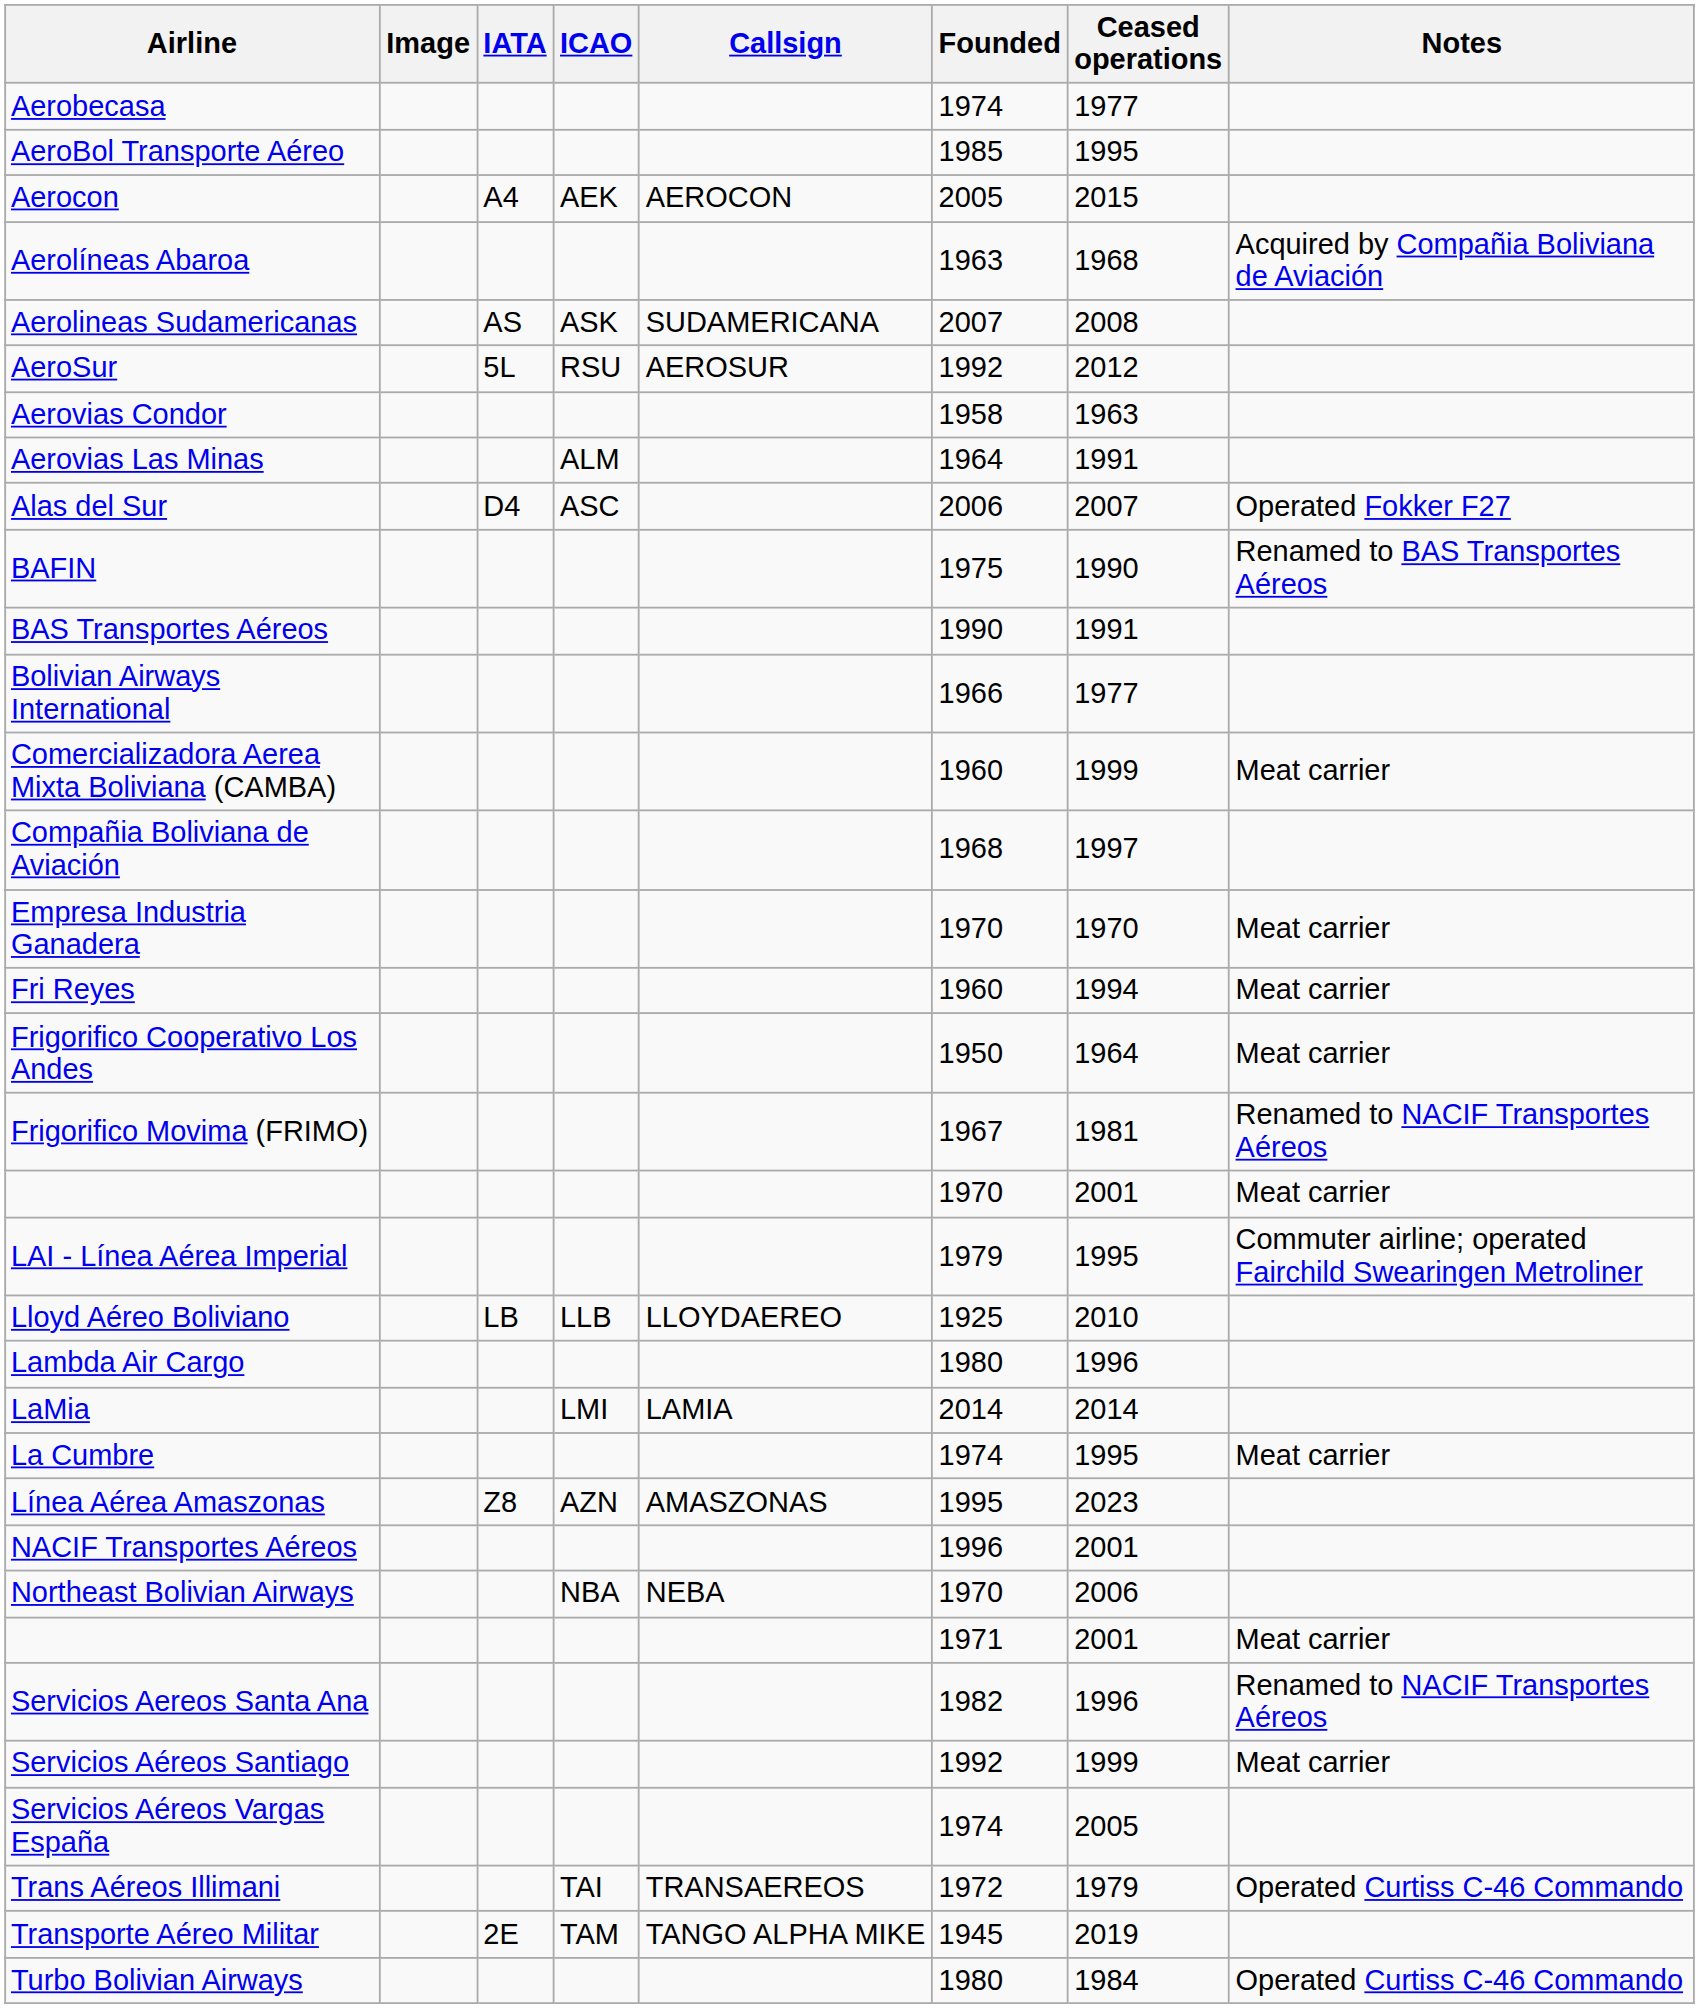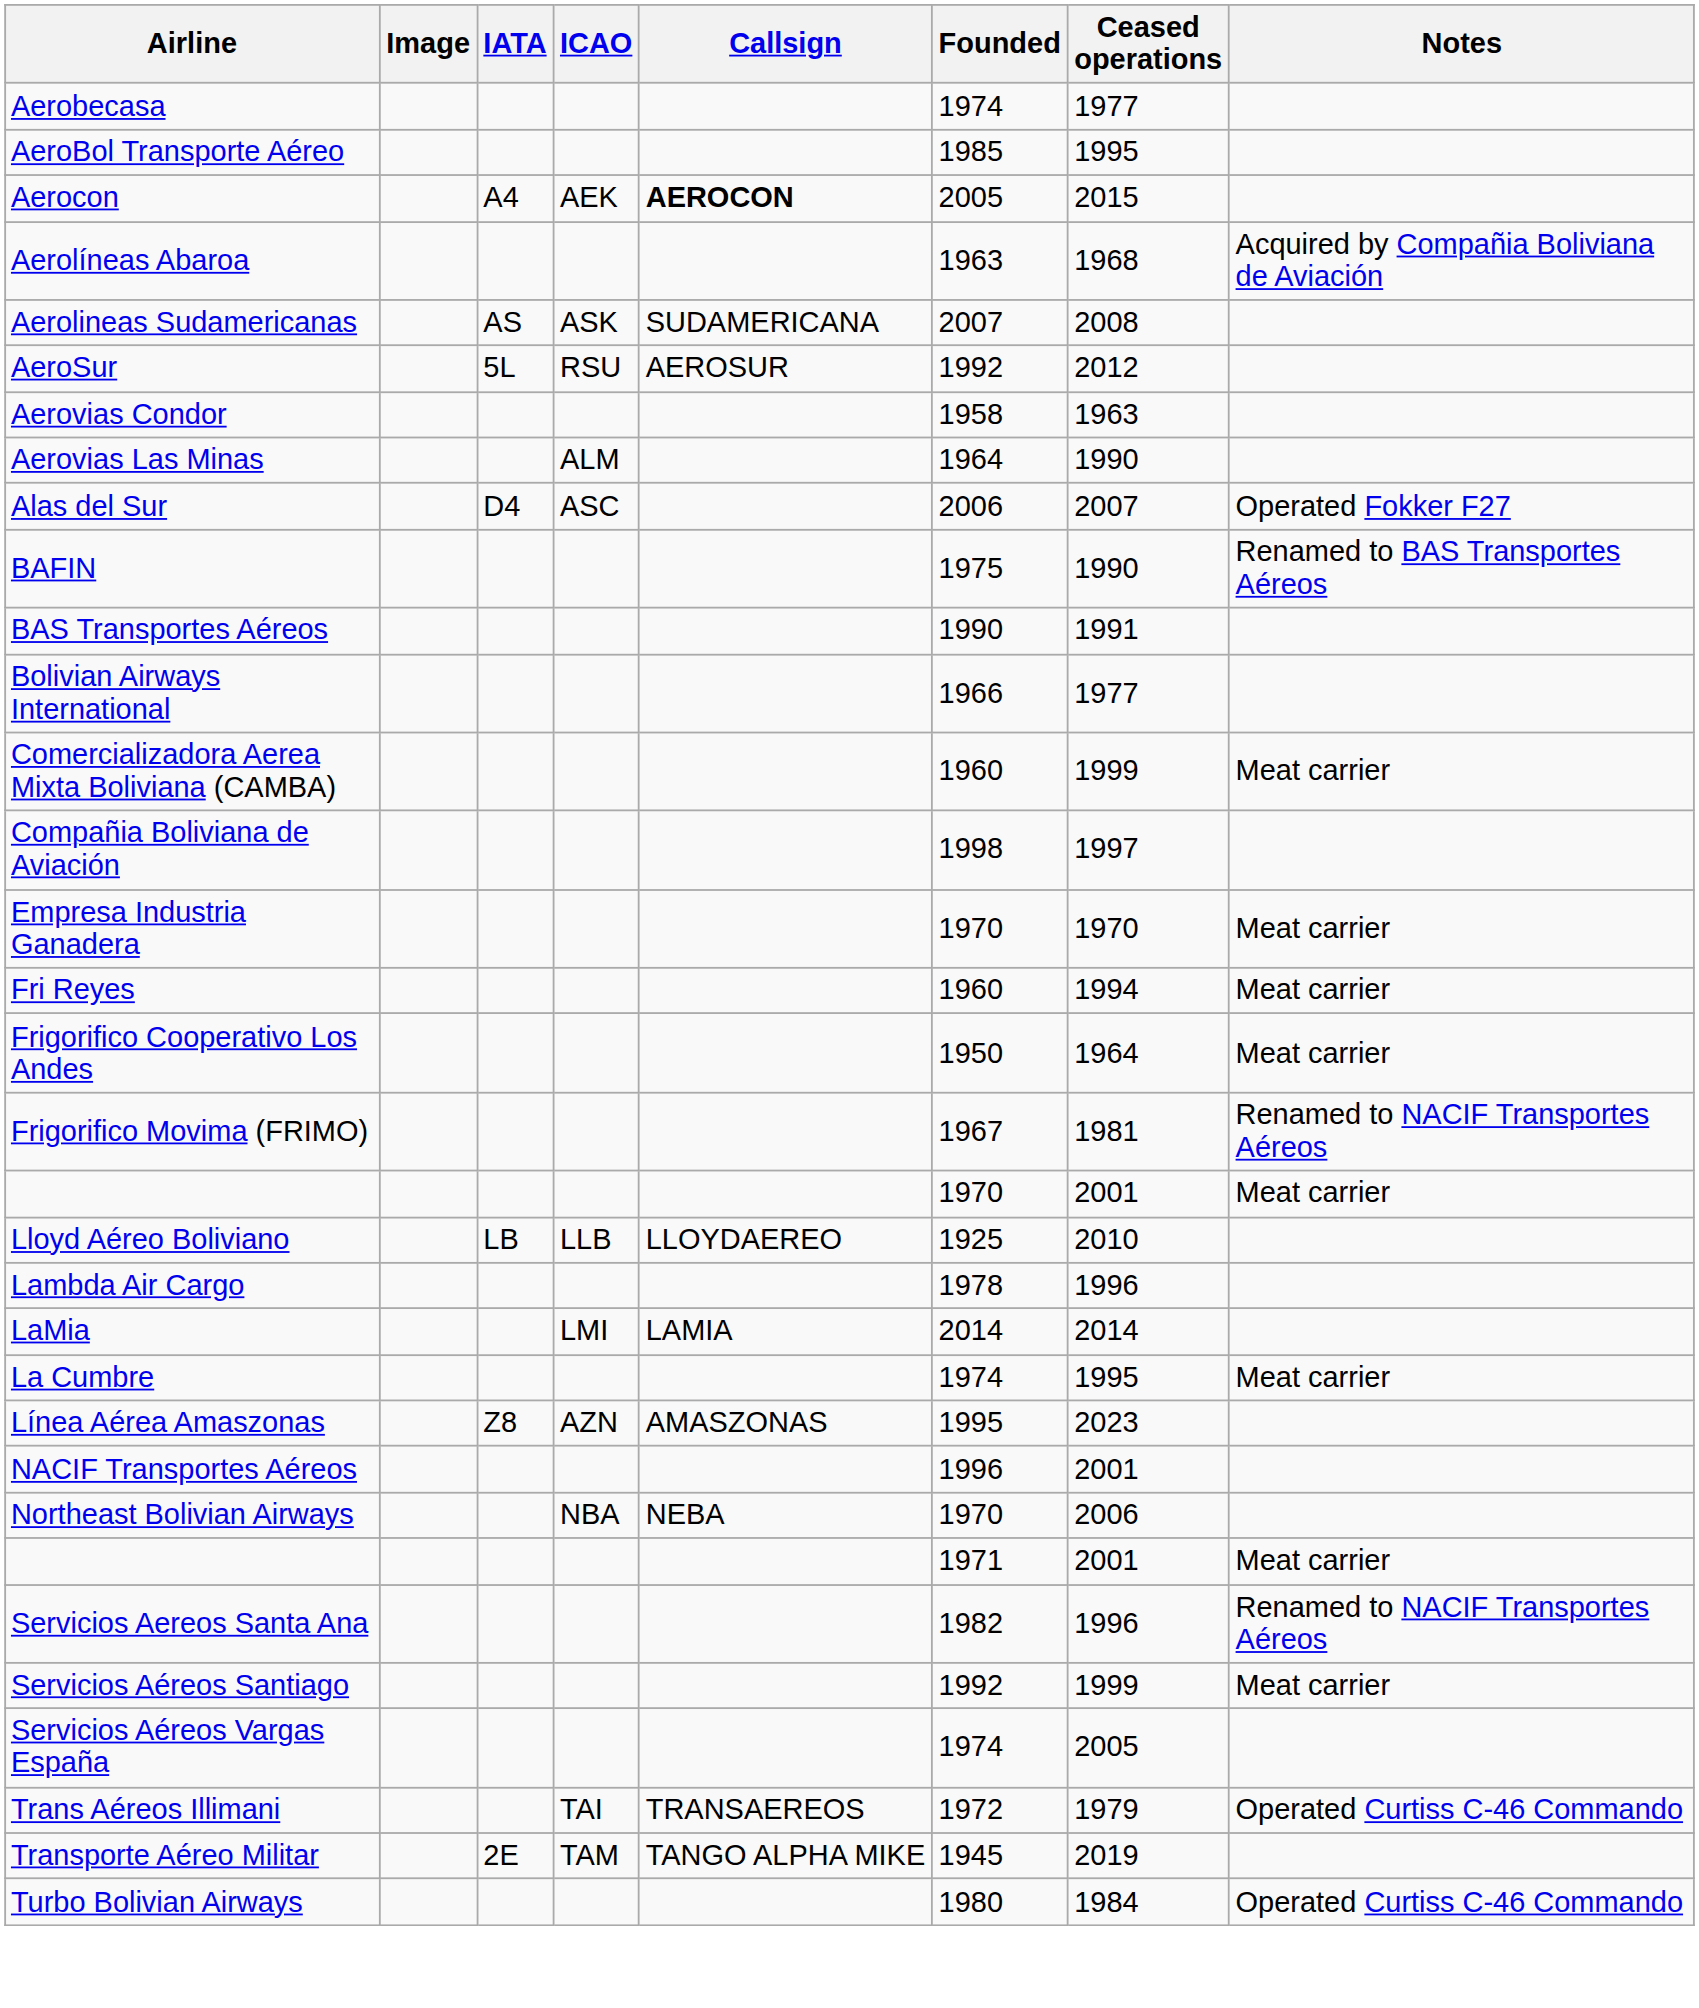(719, 197) normal -> (720, 197) bold
(1106, 460) 1991 -> (1106, 460) 1990
(971, 849) 1968 -> (971, 849) 1998
- row: (179, 1255)
(971, 1363) 1980 -> (971, 1285) 1978
